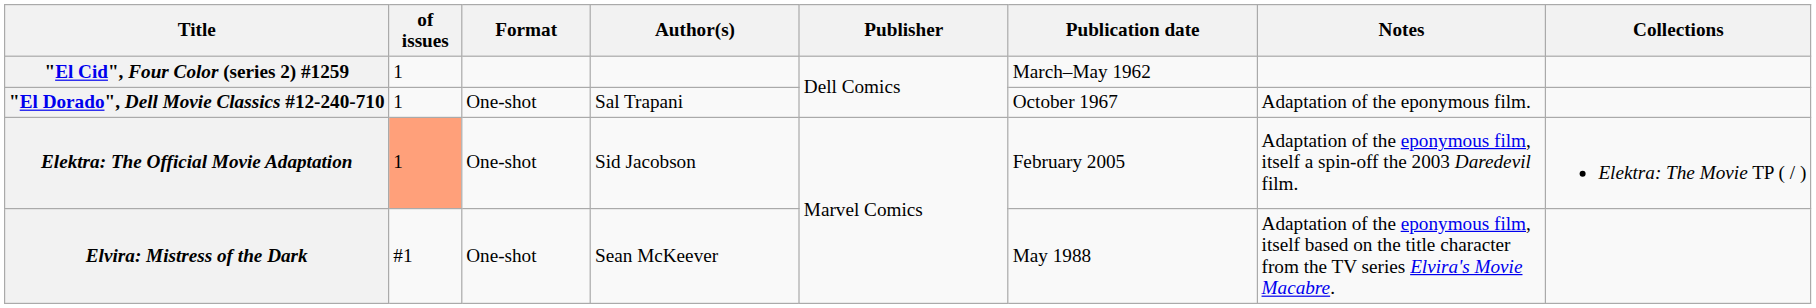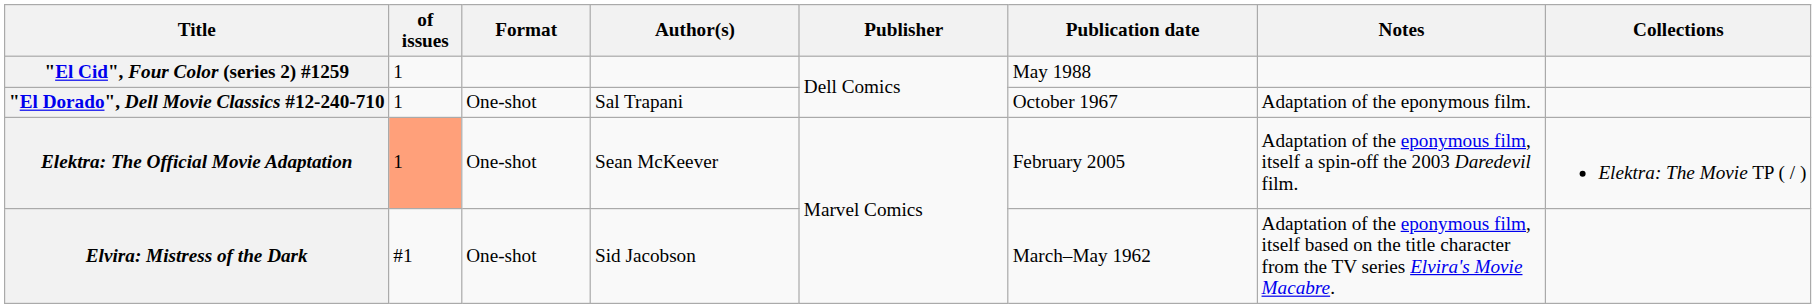(1082, 71) March–May 1962 -> (1052, 71) May 1988
(645, 162) Sid Jacobson -> (657, 162) Sean McKeever
(657, 255) Sean McKeever -> (645, 255) Sid Jacobson
(1052, 255) May 1988 -> (1082, 255) March–May 1962
